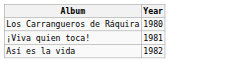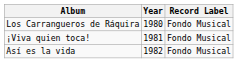+ column: (199, 11)
